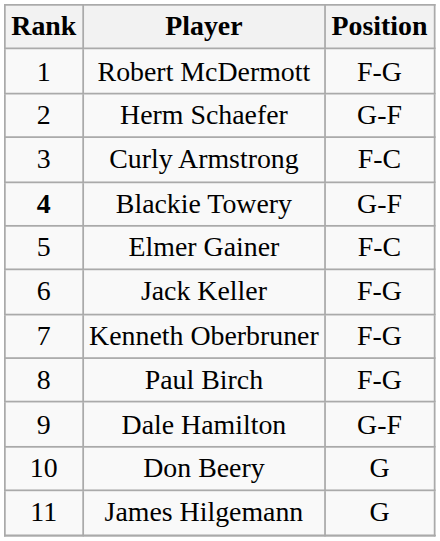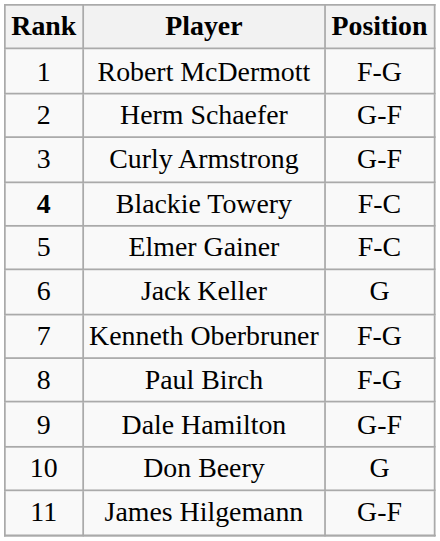(380, 159) F-C -> (380, 159) G-F
(380, 203) G-F -> (380, 203) F-C
(380, 291) F-G -> (380, 291) G
(380, 512) G -> (380, 512) G-F
